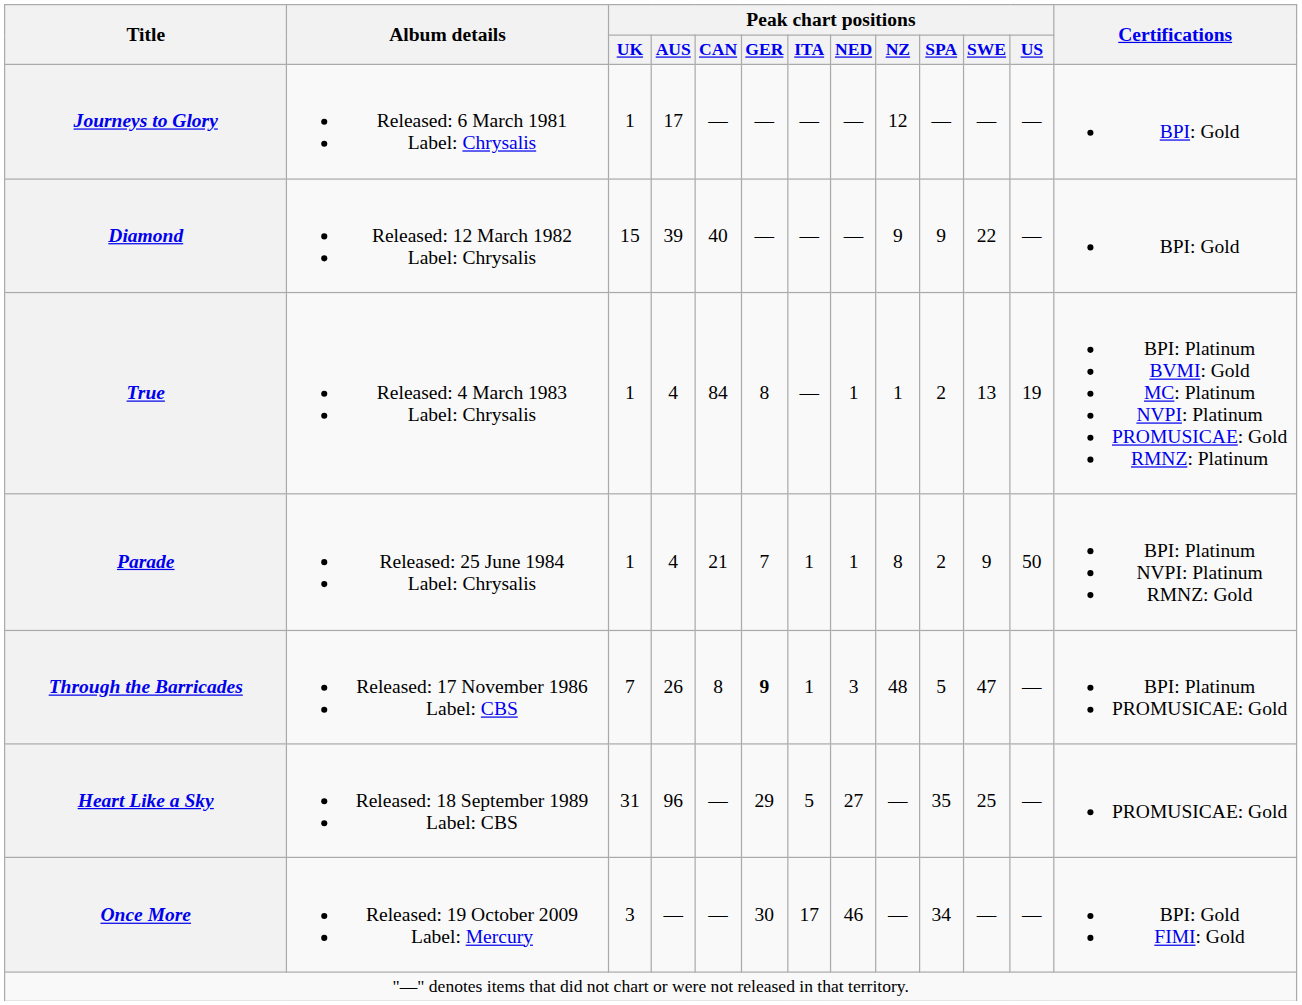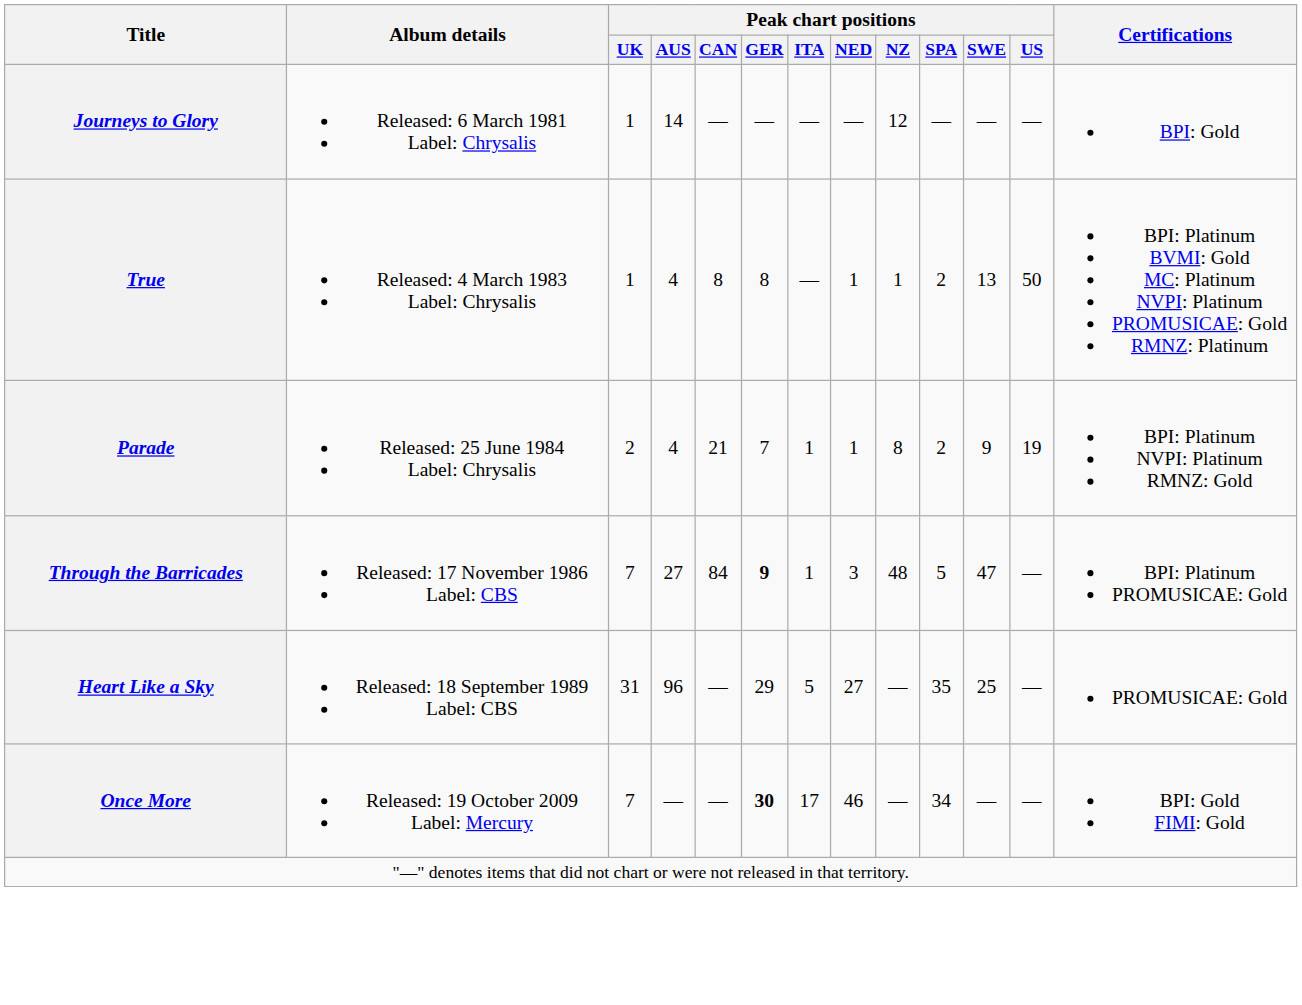(673, 121) 17 -> (673, 121) 14
- row: (146, 235)
(718, 393) 84 -> (718, 279) 8
(1032, 393) 19 -> (1032, 279) 50
(630, 561) 1 -> (630, 448) 2
(1032, 561) 50 -> (1032, 448) 19
(673, 686) 26 -> (673, 572) 27
(718, 686) 8 -> (718, 572) 84
(630, 914) 3 -> (630, 800) 7
(764, 914) normal -> (764, 800) bold
